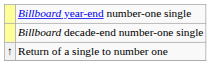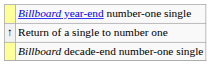rows swapped: (111, 33) <-> (93, 51)
